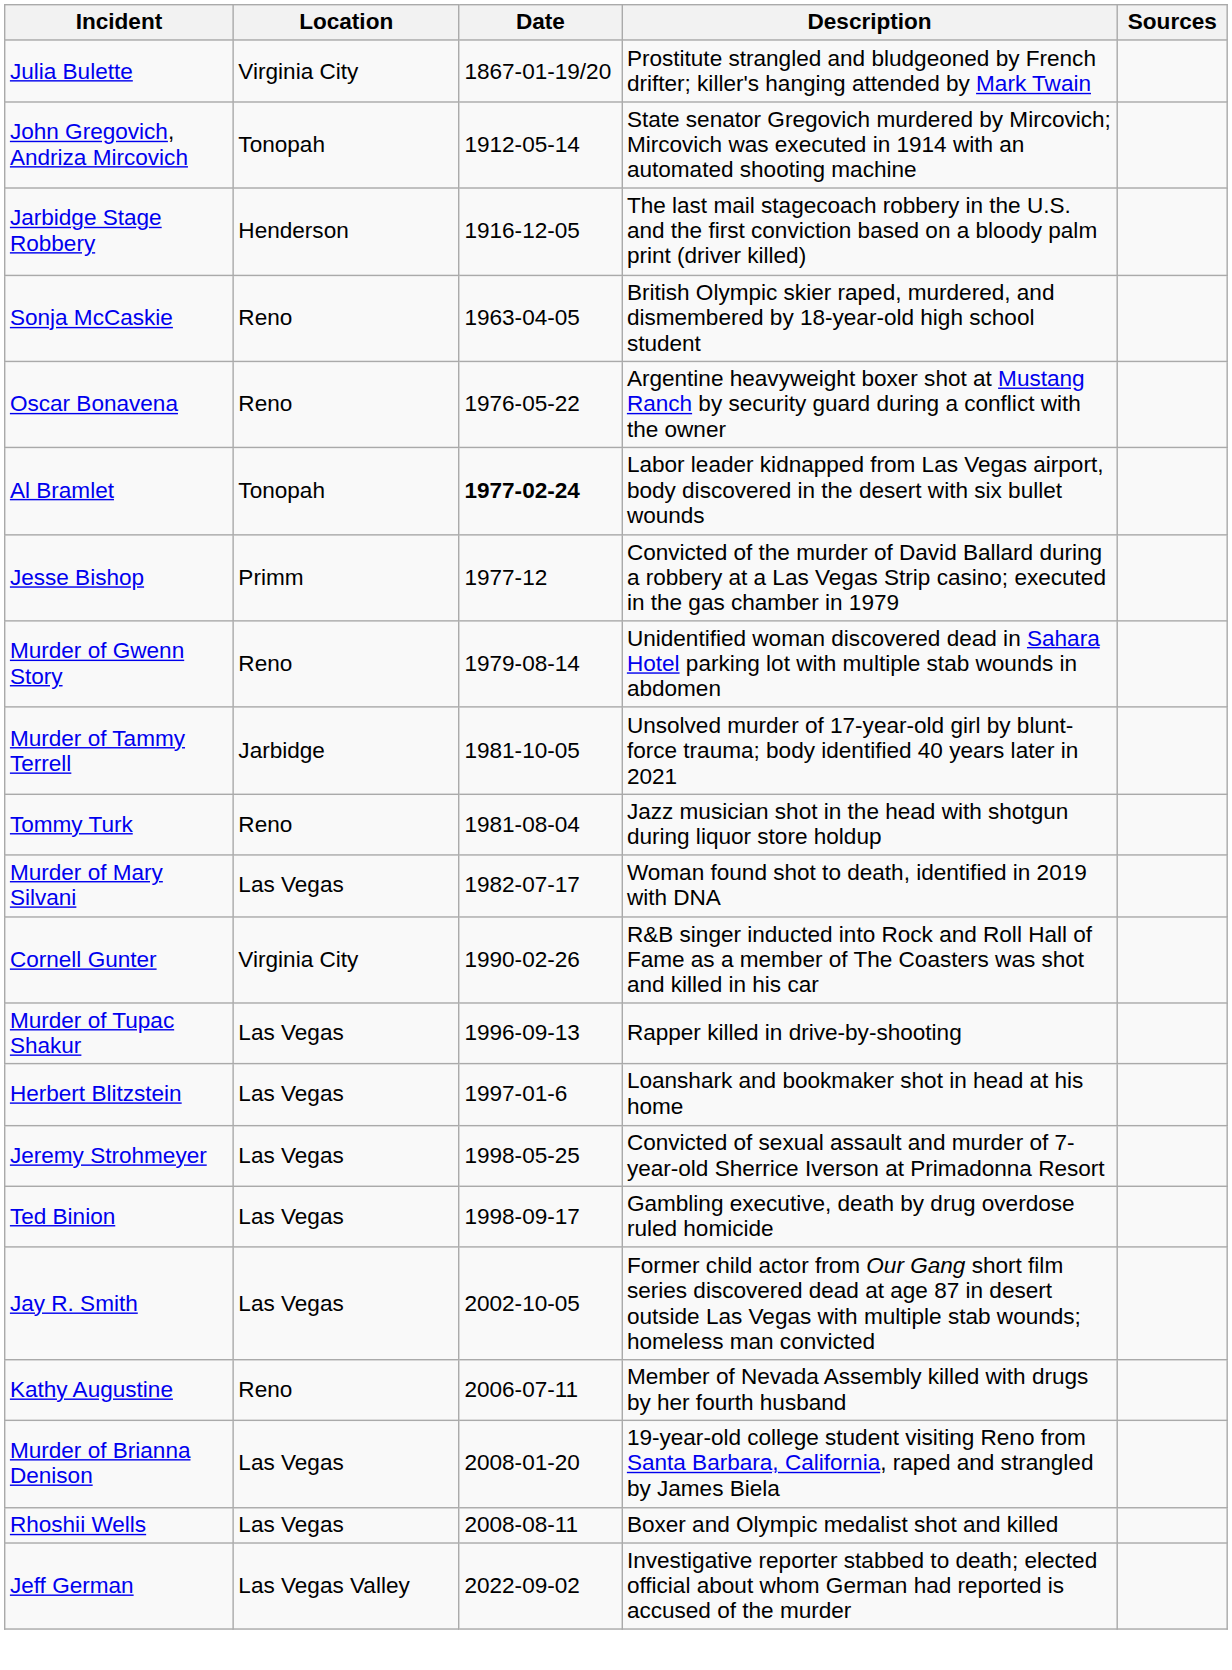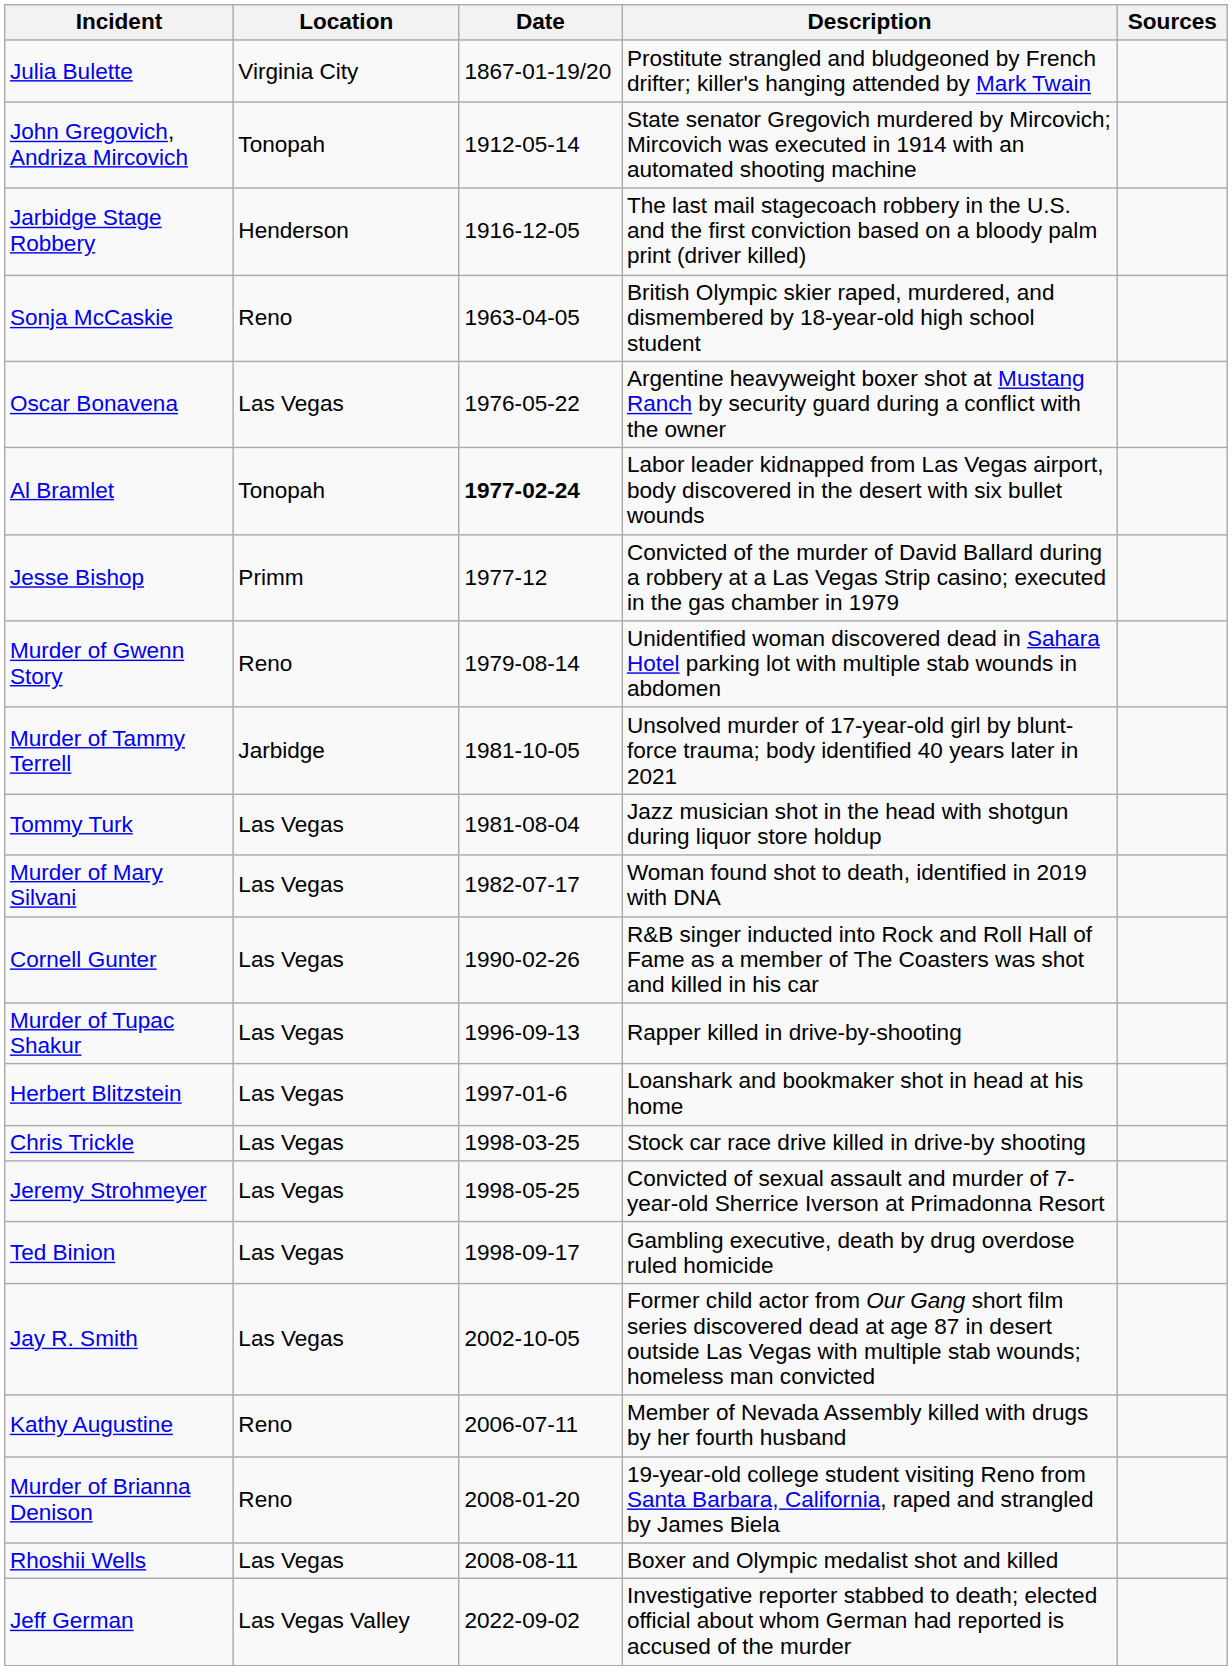(265, 404) Reno -> (291, 404) Las Vegas
(265, 824) Reno -> (291, 824) Las Vegas
(298, 959) Virginia City -> (291, 959) Las Vegas
+ row: (72, 1142)
(291, 1463) Las Vegas -> (265, 1499) Reno
